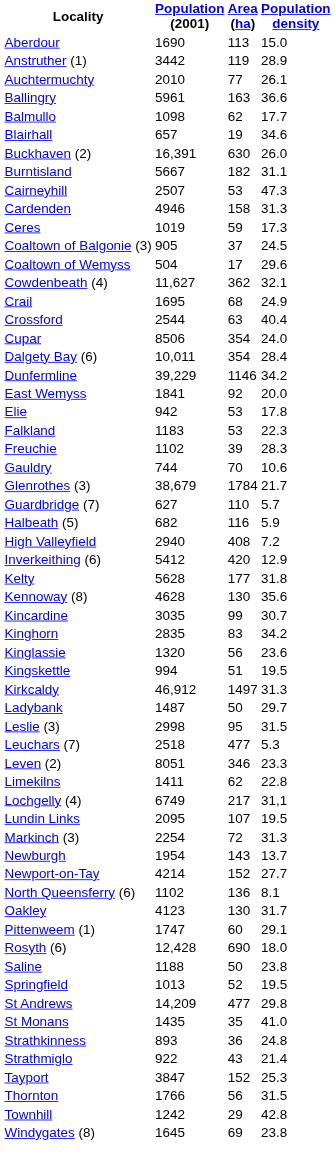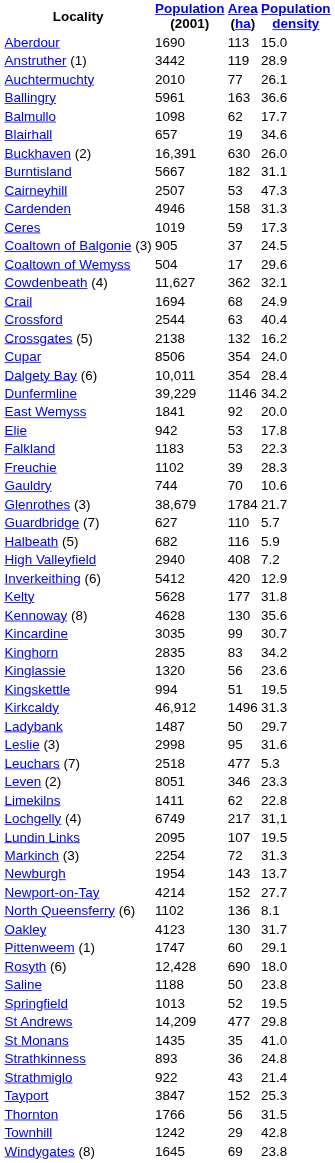(170, 301) 1695 -> (170, 301) 1694
+ row: (49, 338)
(243, 689) 1497 -> (243, 708) 1496
(274, 726) 31.5 -> (274, 744) 31.6
